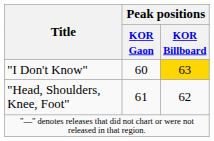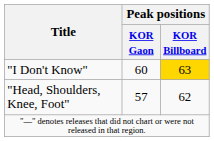(141, 97) 61 -> (141, 97) 57
